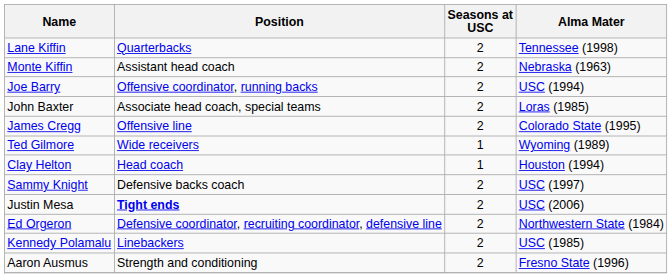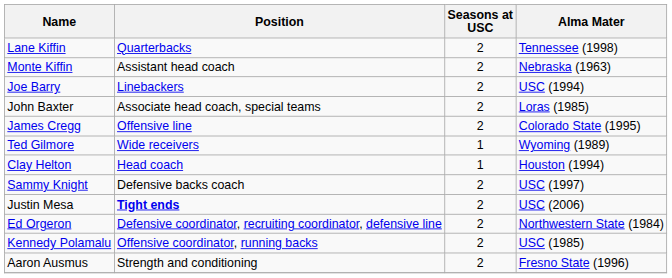(217, 87) Offensive coordinator, running backs -> (150, 87) Linebackers
(150, 244) Linebackers -> (217, 244) Offensive coordinator, running backs
